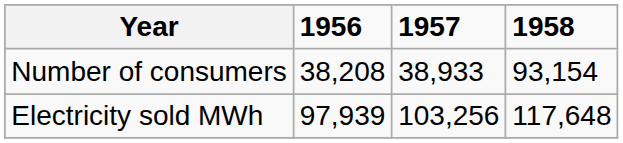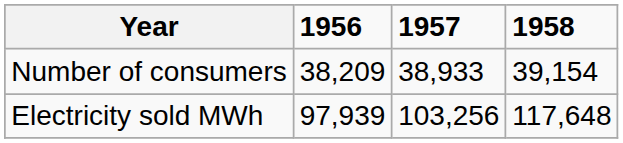(342, 71) 38,208 -> (342, 71) 38,209
(555, 71) 93,154 -> (555, 71) 39,154
